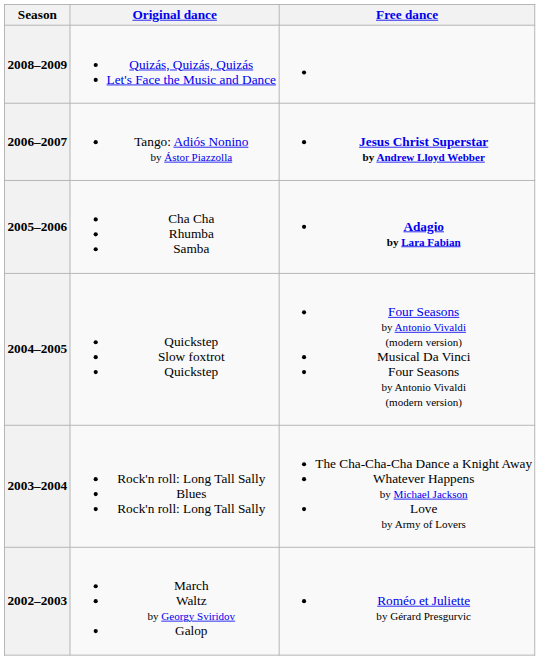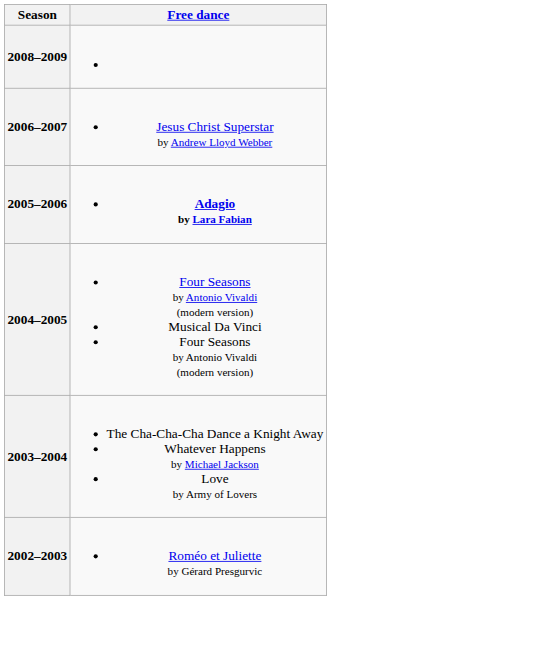- column: (175, 15)
(407, 149) bold -> (198, 134) normal
